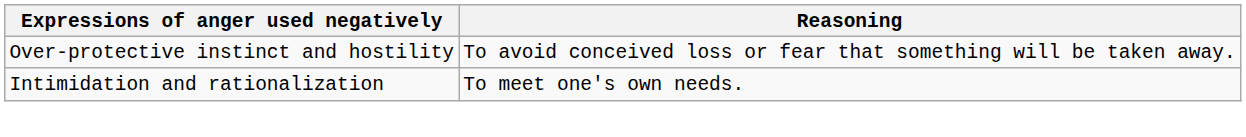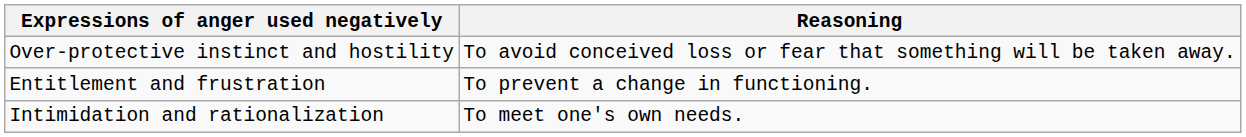+ row: (167, 84)
